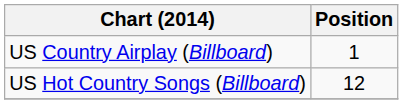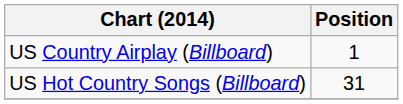(354, 83) 12 -> (354, 83) 31
